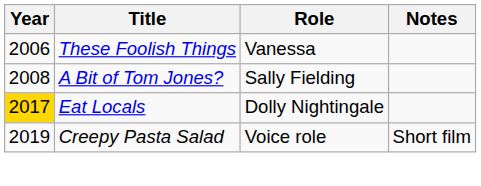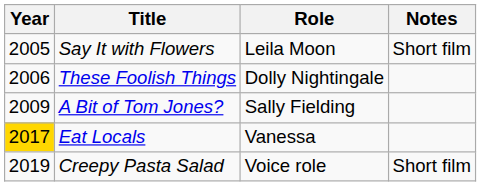+ row: (137, 48)
(280, 48) Vanessa -> (314, 78) Dolly Nightingale
(30, 78) 2008 -> (30, 107) 2009
(314, 107) Dolly Nightingale -> (280, 136) Vanessa
